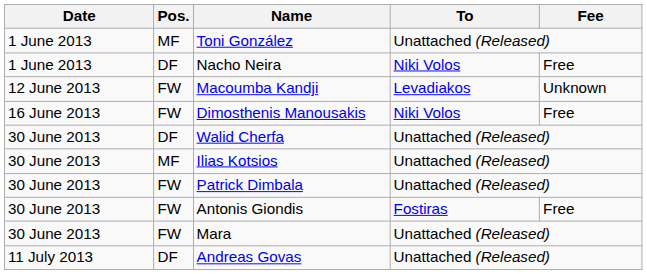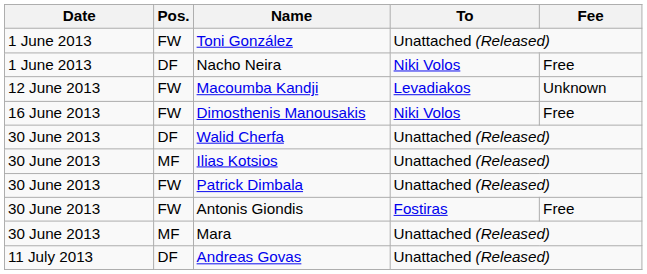(168, 40) MF -> (169, 40) FW
(169, 233) FW -> (168, 233) MF
